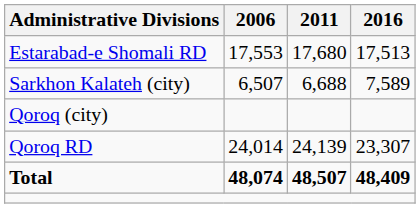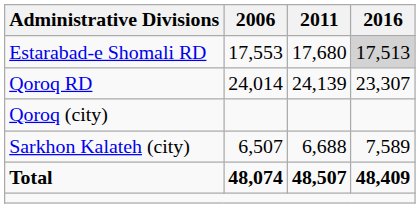(383, 51) no background -> (383, 51) lightgrey background
rows swapped: (51, 146) <-> (100, 83)
